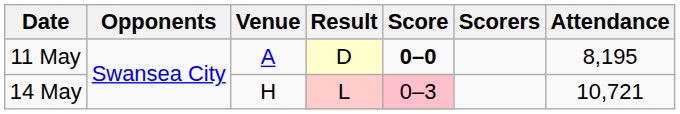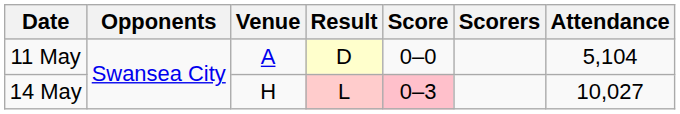(418, 56) bold -> (418, 56) normal
(610, 56) 8,195 -> (610, 56) 5,104
(610, 91) 10,721 -> (610, 91) 10,027
